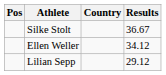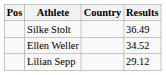(138, 29) 36.67 -> (138, 29) 36.49
(138, 45) 34.12 -> (138, 45) 34.52
